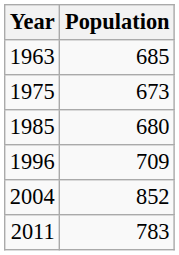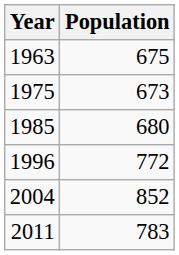(153, 57) 685 -> (153, 57) 675
(153, 162) 709 -> (153, 162) 772
